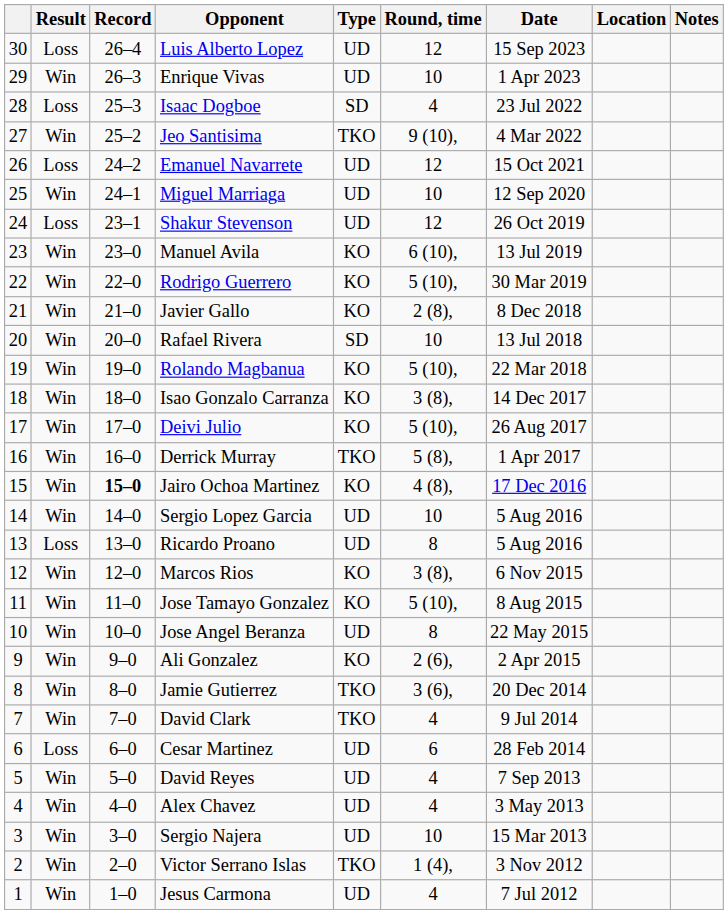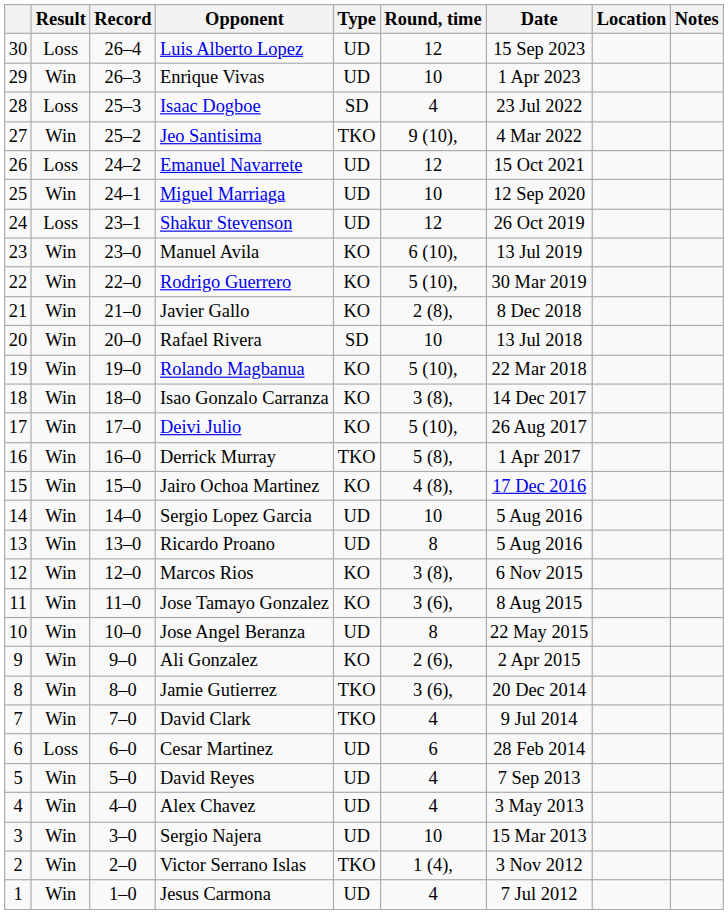(123, 485) bold -> (123, 485) normal
(61, 544) Loss -> (61, 544) Win
(433, 602) 5 (10), -> (433, 602) 3 (6),
